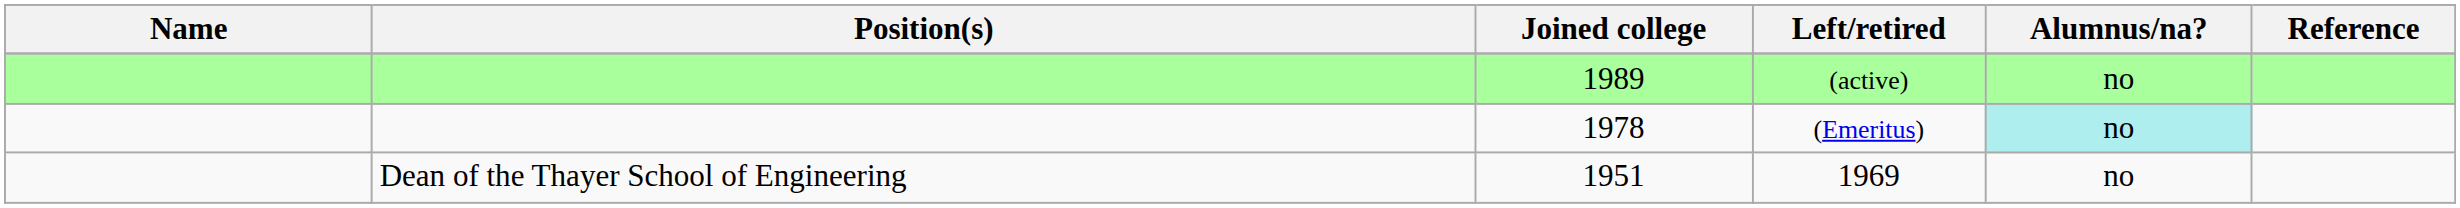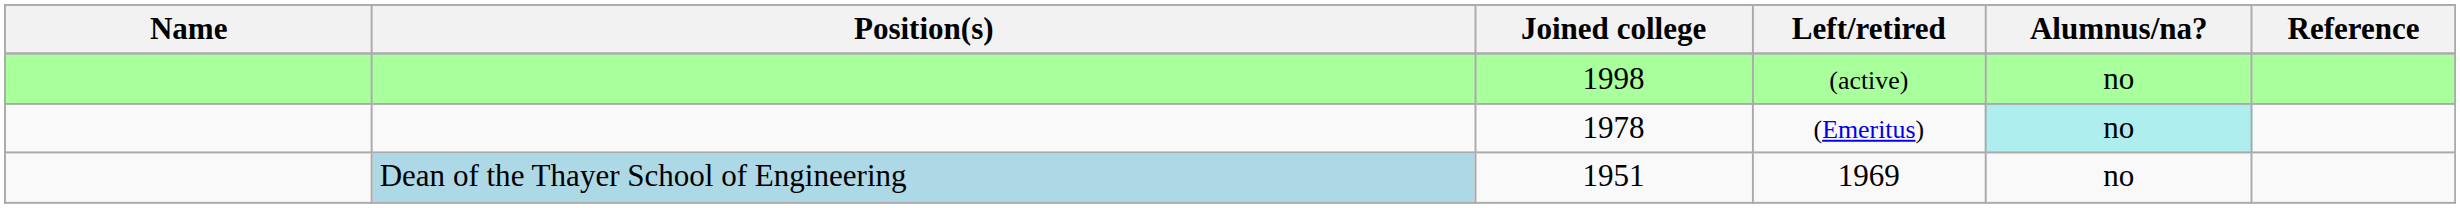(1614, 78) 1989 -> (1614, 78) 1998
(643, 176) no background -> (643, 176) lightblue background
